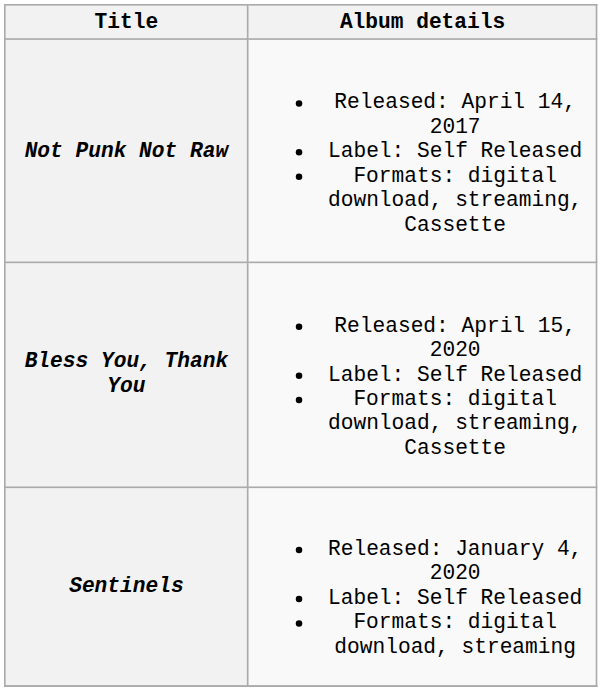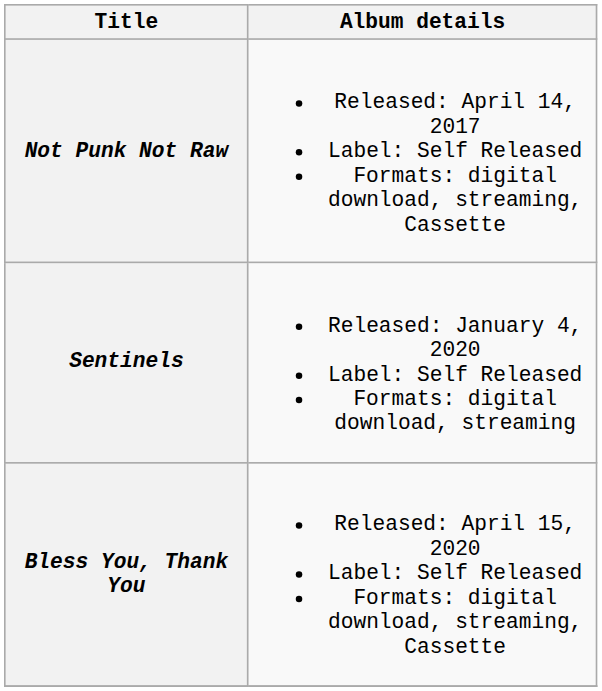rows swapped: (126, 586) <-> (126, 375)
